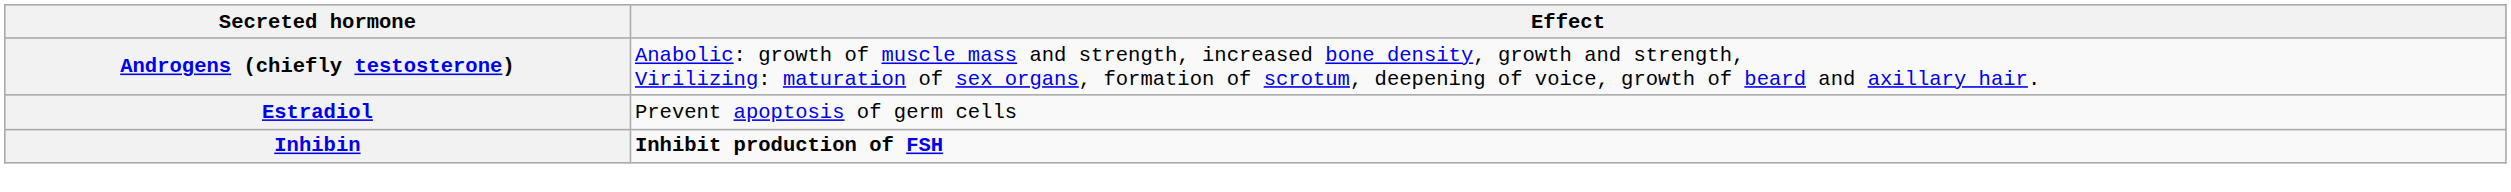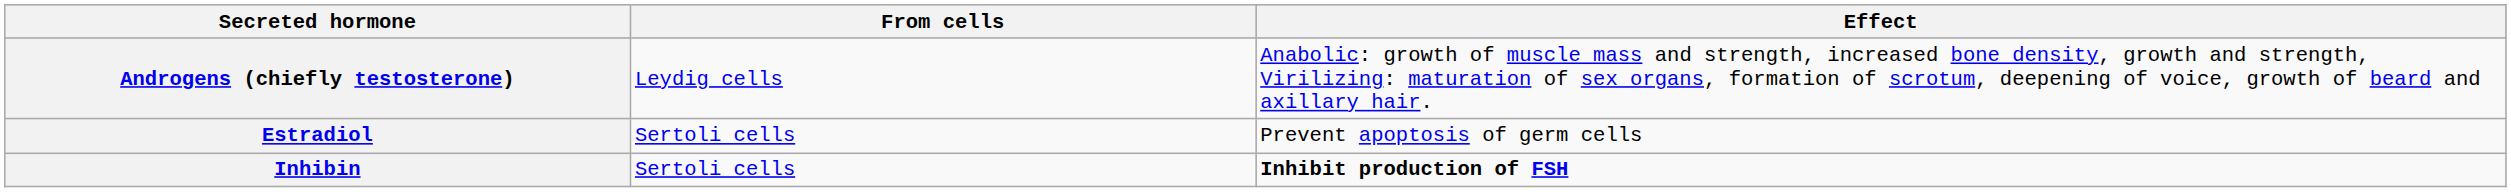+ column: (943, 22)
